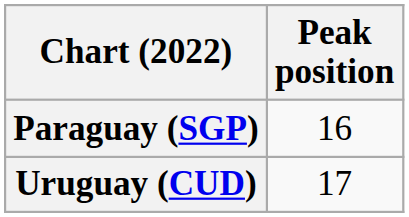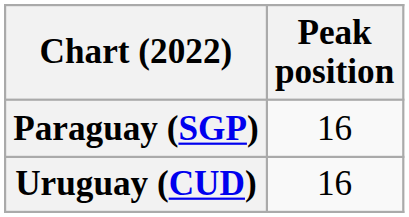(335, 183) 17 -> (335, 183) 16
